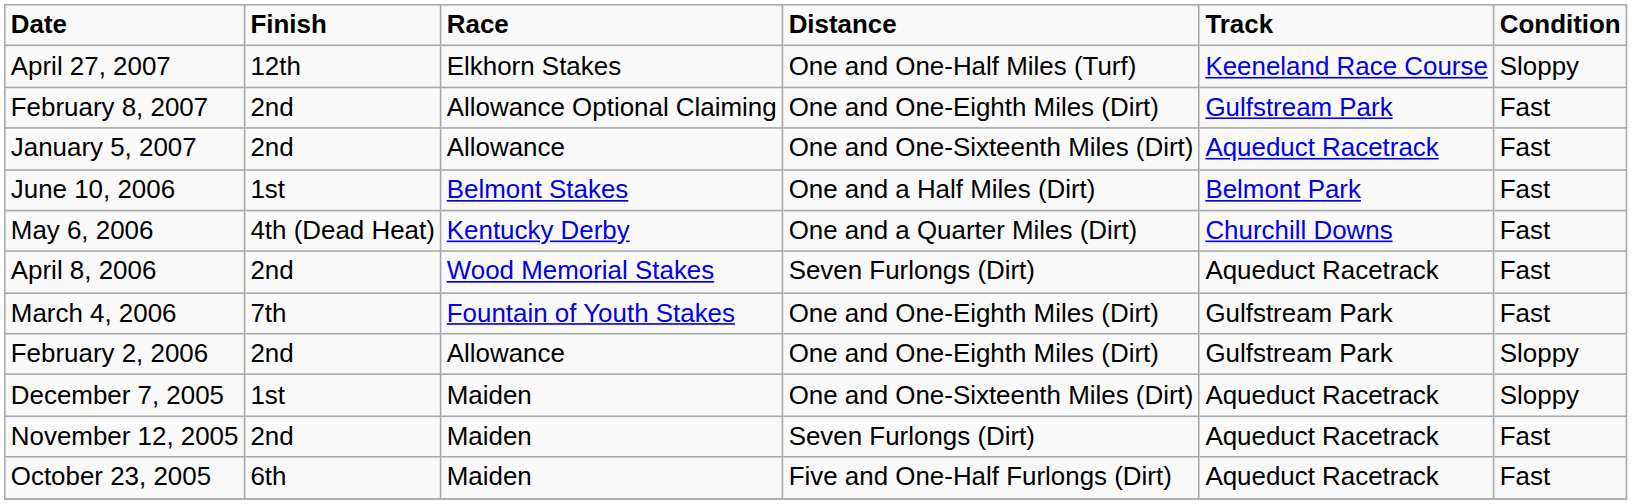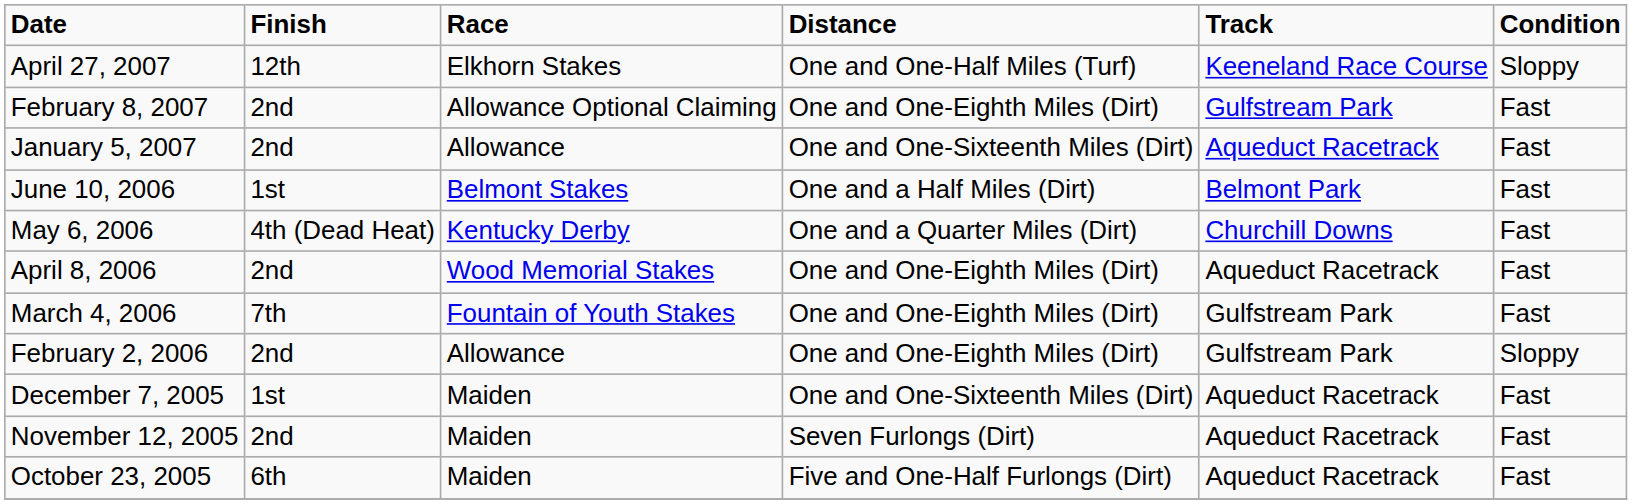(912, 271) Seven Furlongs (Dirt) -> (974, 271) One and One-Eighth Miles (Dirt)
(1539, 395) Sloppy -> (1525, 395) Fast
